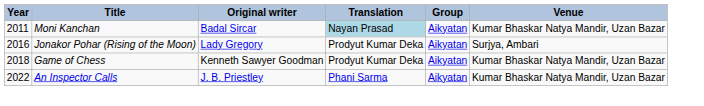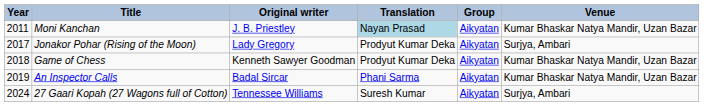(228, 28) Badal Sircar -> (264, 28) J. B. Priestley
(18, 45) 2016 -> (18, 45) 2017
(18, 77) 2022 -> (18, 77) 2019
(232, 77) J. B. Priestley -> (260, 77) Badal Sircar
+ row: (131, 93)
